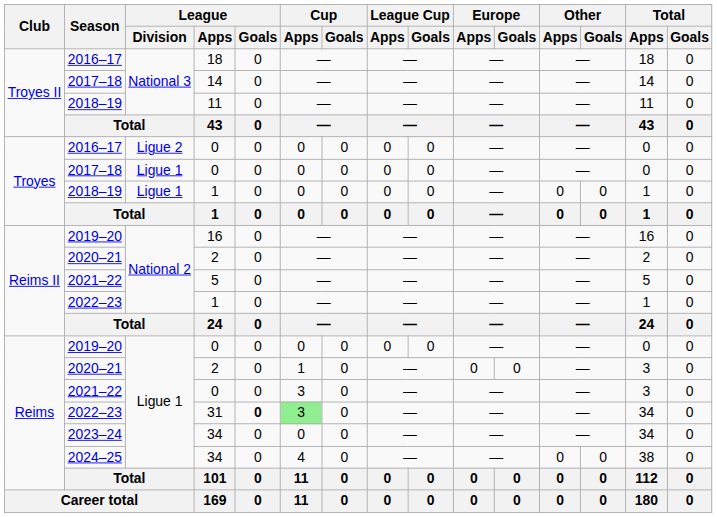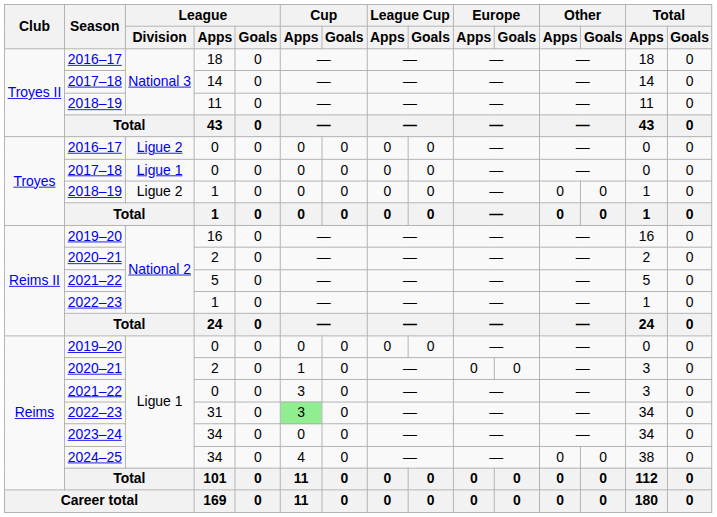(160, 192) Ligue 1 -> (160, 192) Ligue 2
(258, 412) bold -> (258, 412) normal
